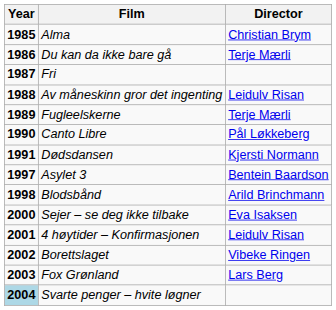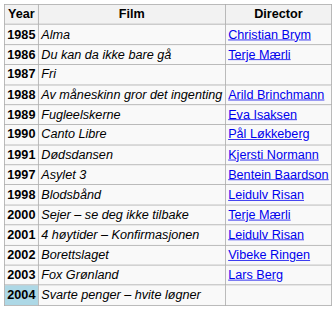(266, 94) Leidulv Risan -> (276, 94) Arild Brinchmann
(259, 114) Terje Mærli -> (263, 114) Eva Isaksen
(276, 194) Arild Brinchmann -> (266, 194) Leidulv Risan
(263, 214) Eva Isaksen -> (259, 214) Terje Mærli
